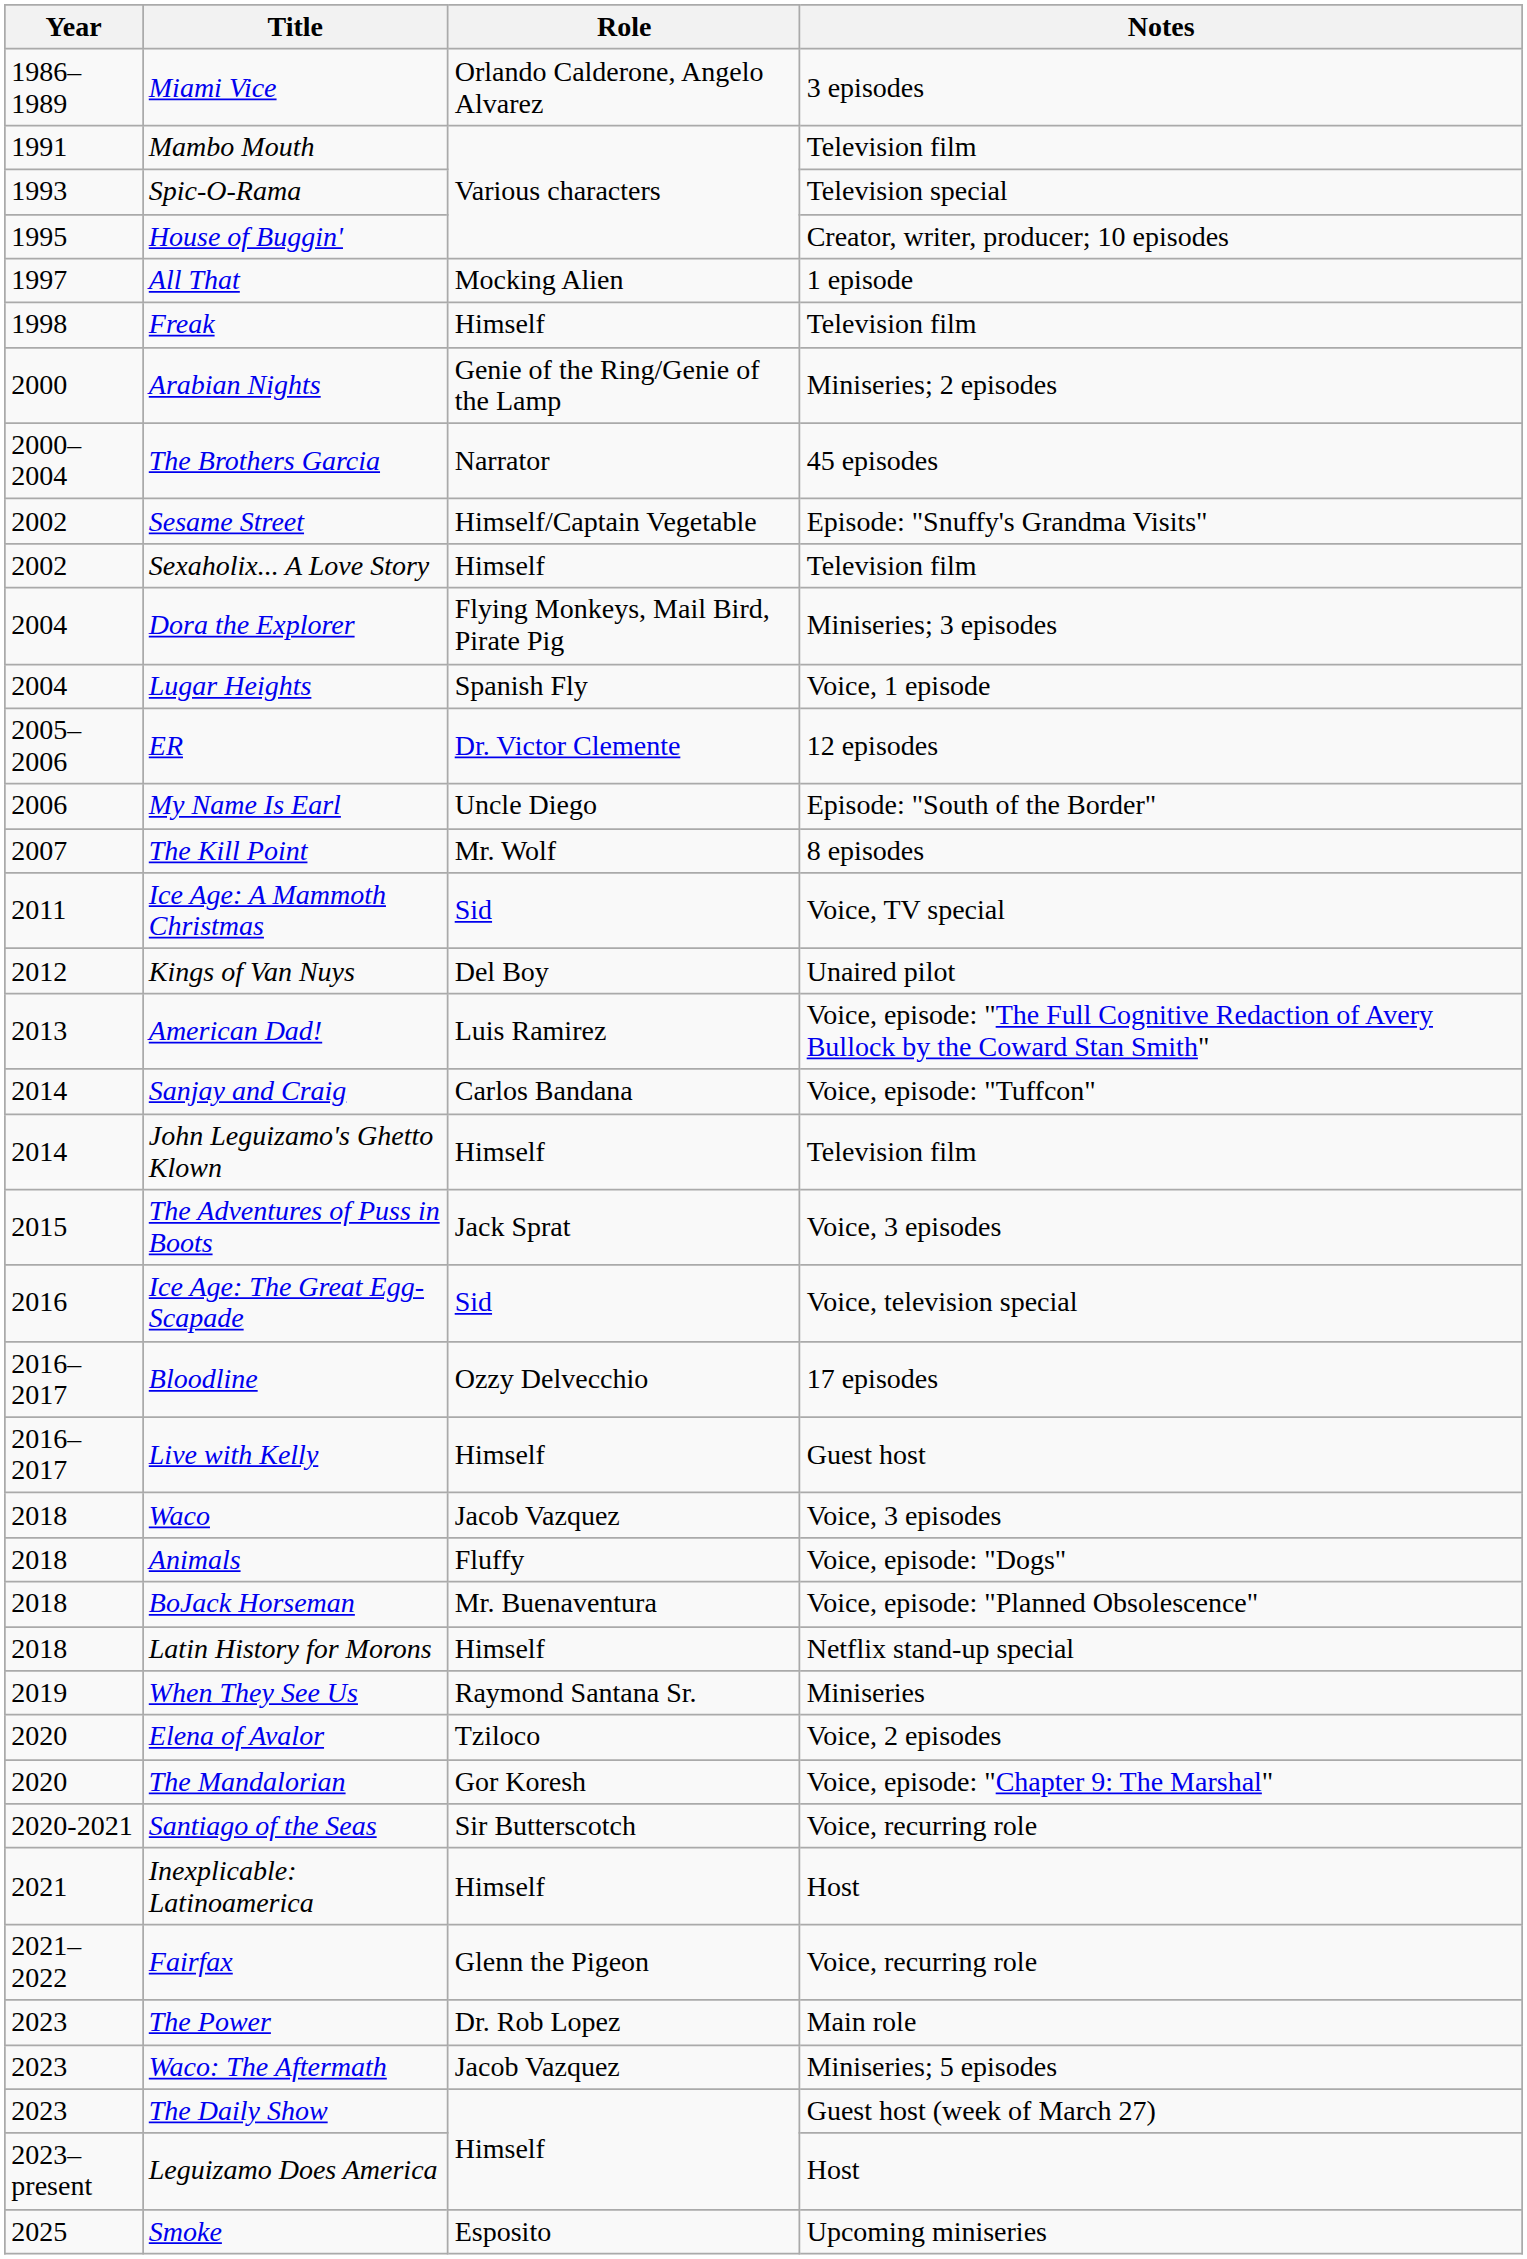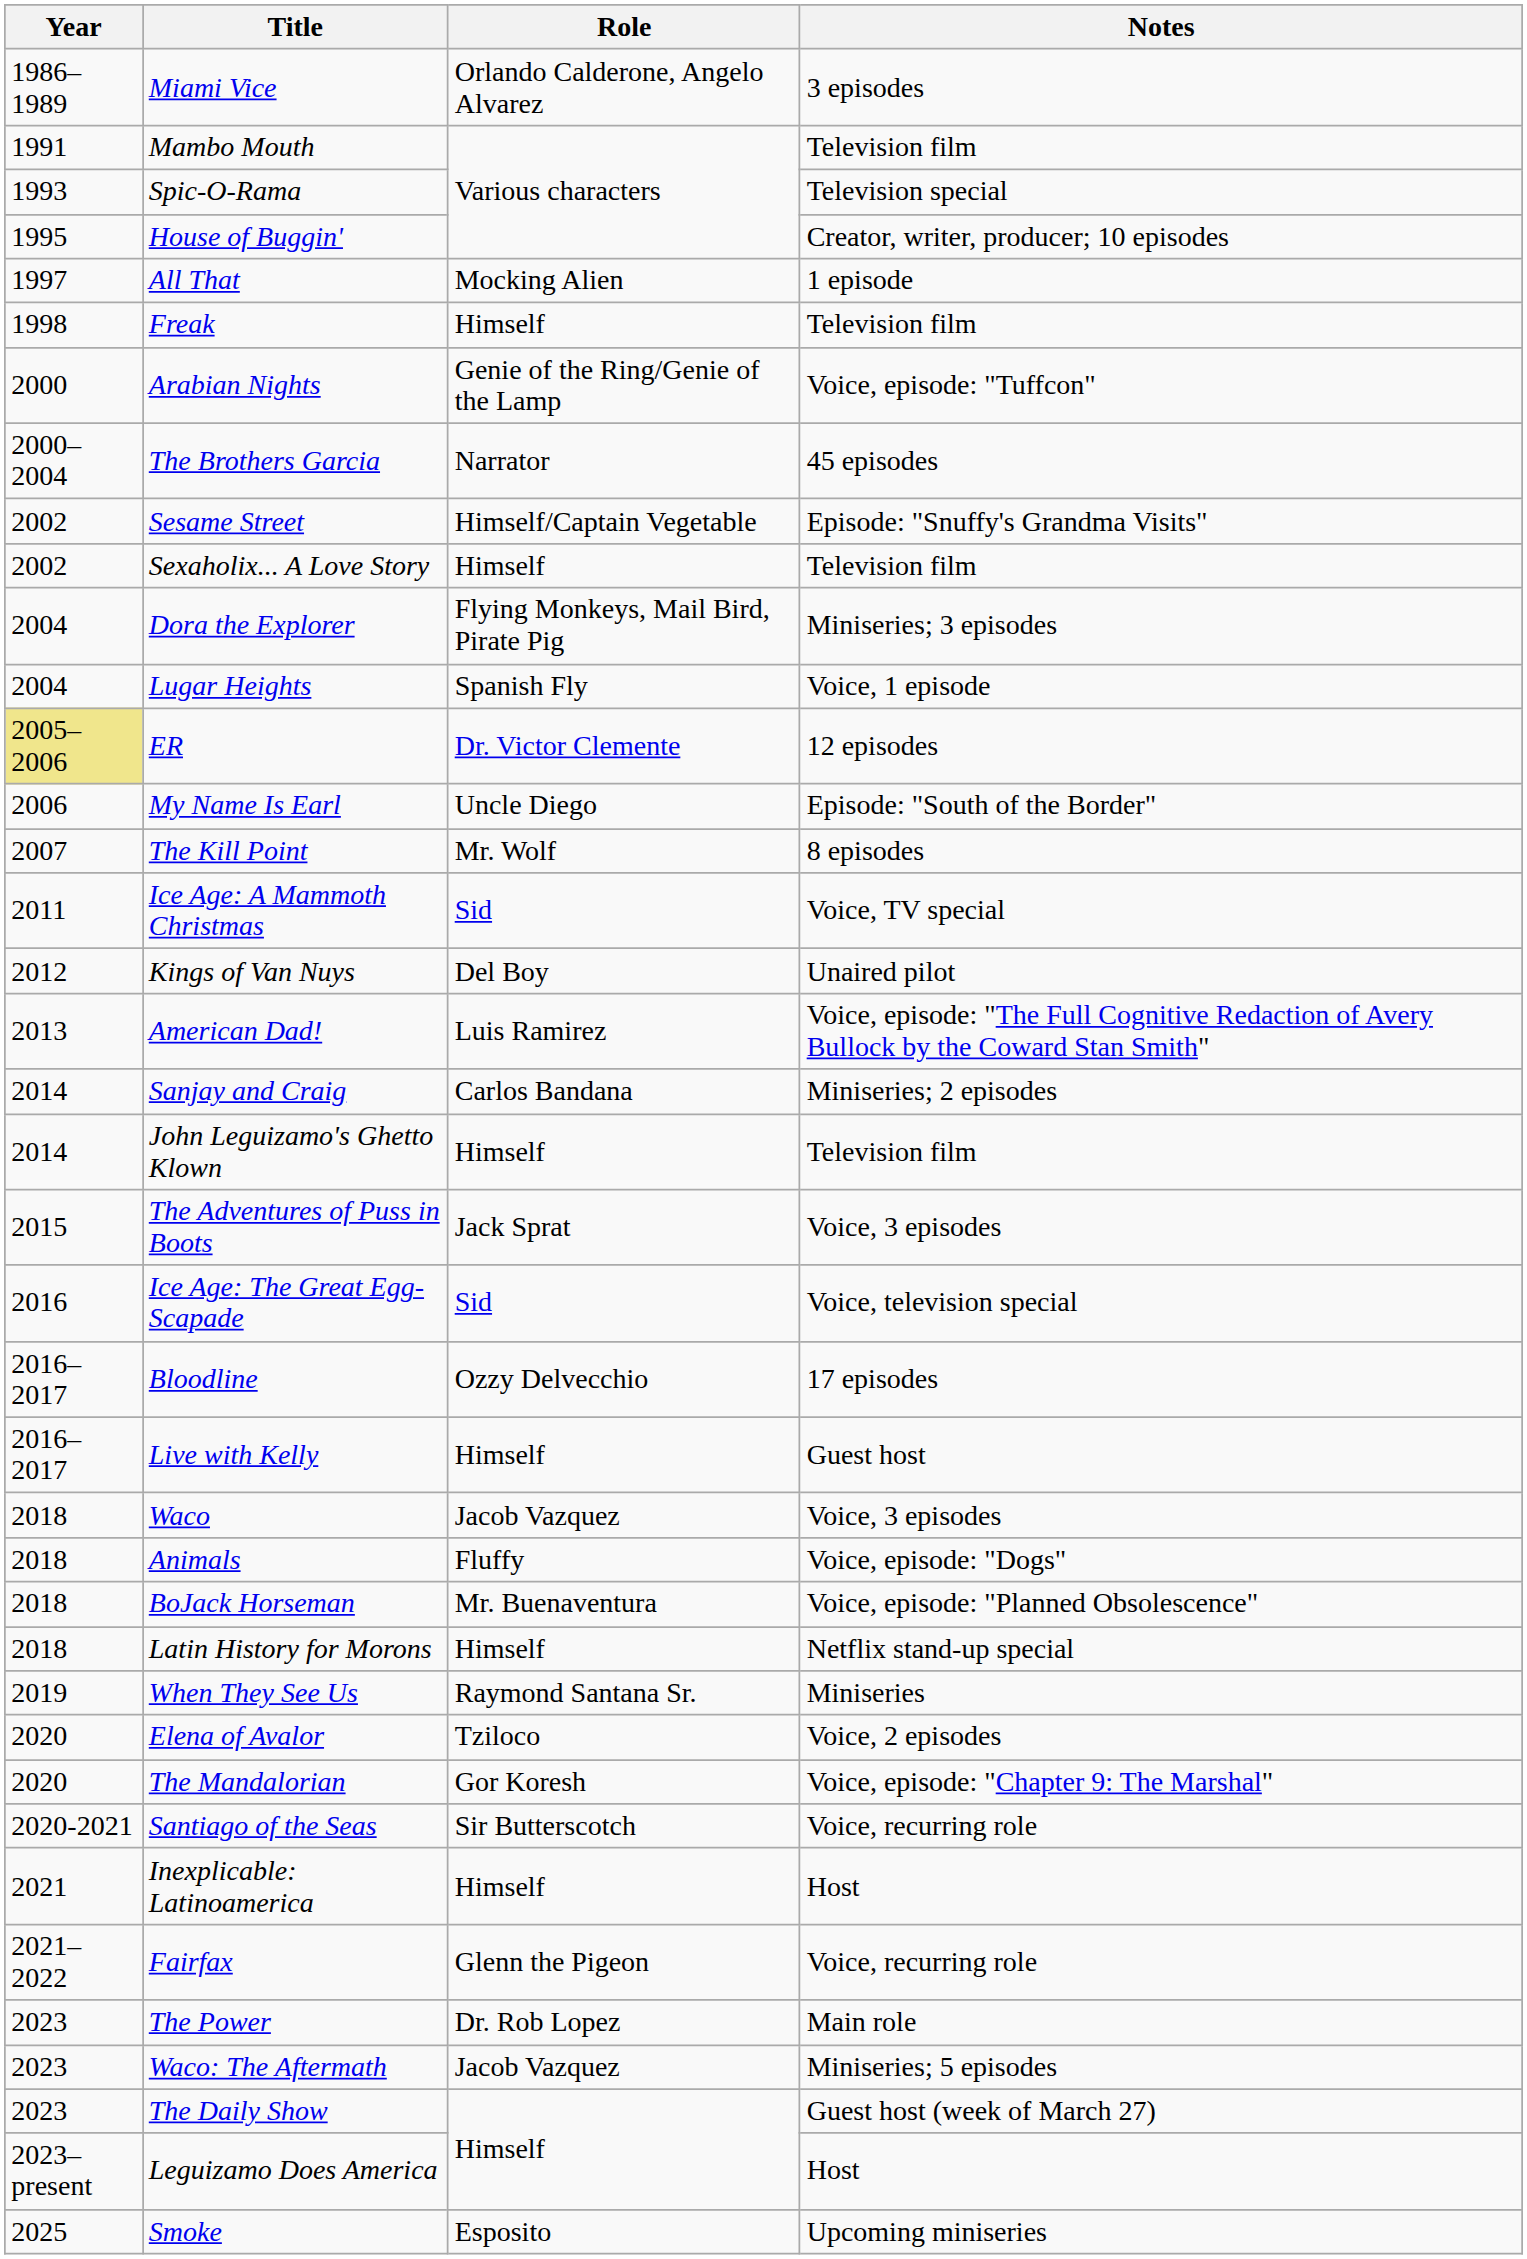(932, 384) Miniseries; 2 episodes -> (951, 384) Voice, episode: "Tuffcon"
(46, 745) no background -> (46, 745) khaki background
(951, 1090) Voice, episode: "Tuffcon" -> (932, 1090) Miniseries; 2 episodes
